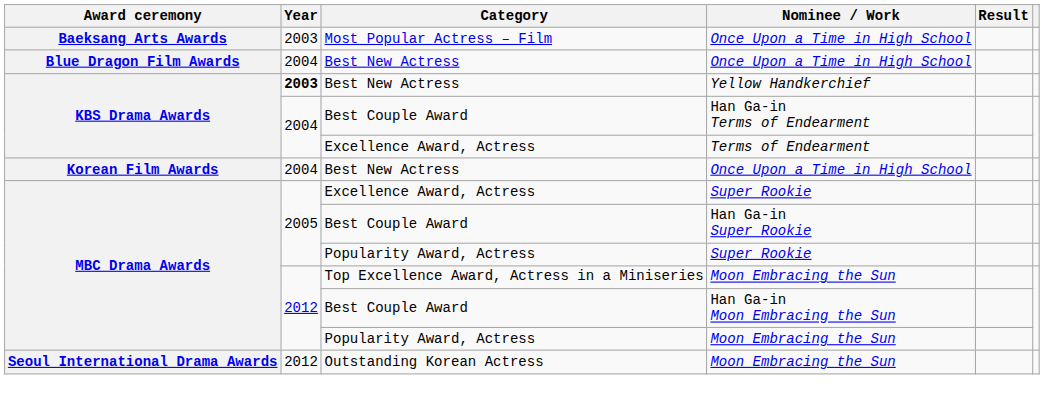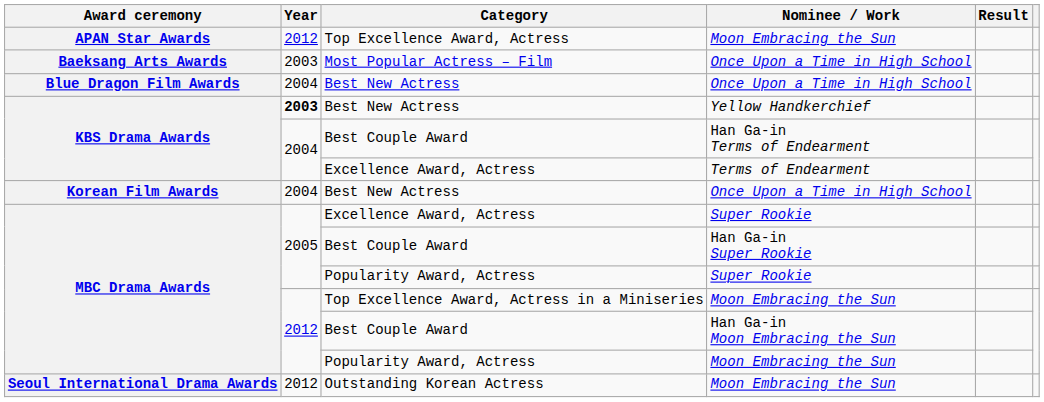+ row: (447, 39)
